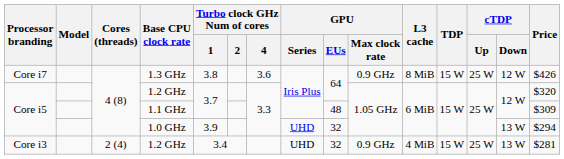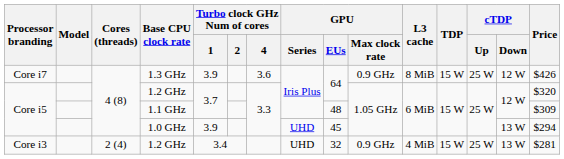(211, 74) 3.8 -> (211, 74) 3.9
(336, 127) 32 -> (336, 127) 45
